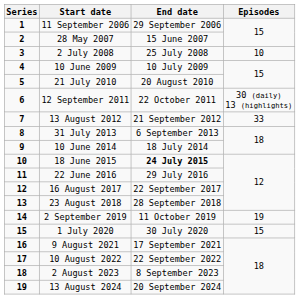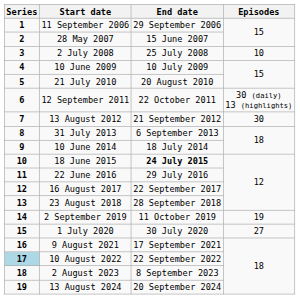(259, 119) 33 -> (259, 119) 30
(259, 231) 15 -> (259, 231) 27
(22, 259) no background -> (22, 259) lightblue background
